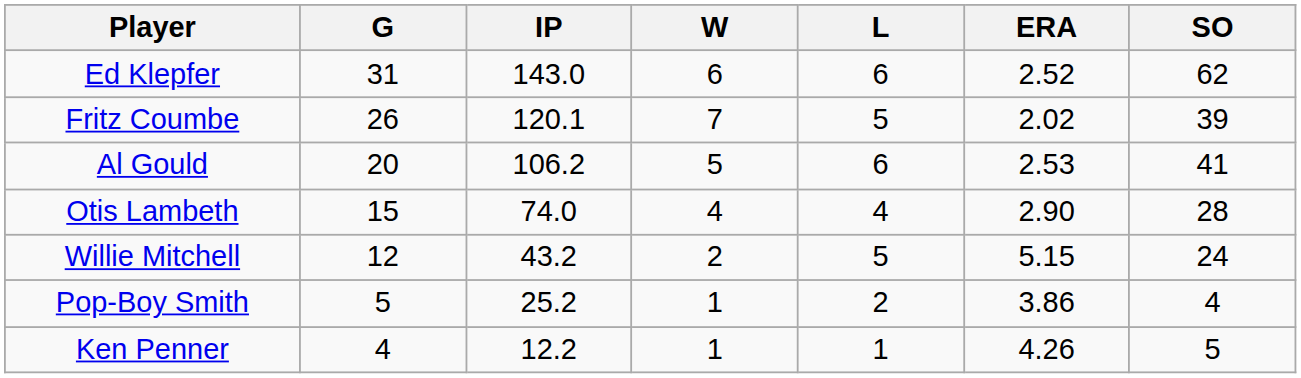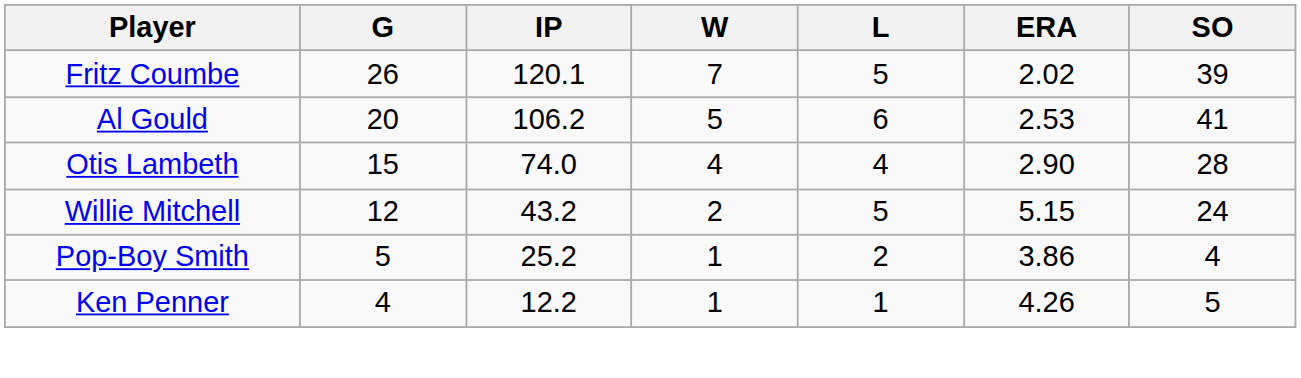- row: (152, 73)
